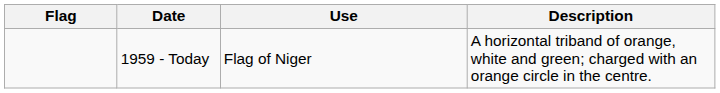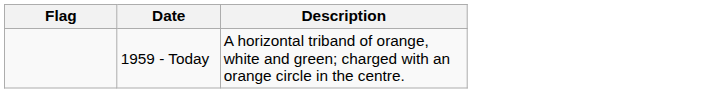- column: (344, 16)
